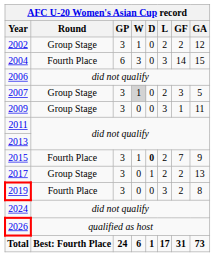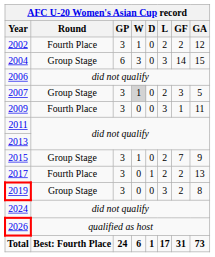(72, 45) Group Stage -> (72, 45) Fourth Place
(72, 61) Fourth Place -> (72, 61) Group Stage
(72, 109) Group Stage -> (72, 109) Fourth Place
(72, 158) Fourth Place -> (72, 158) Group Stage
(152, 158) bold -> (152, 158) normal
(72, 174) Group Stage -> (72, 174) Fourth Place
(72, 191) Fourth Place -> (72, 191) Group Stage
